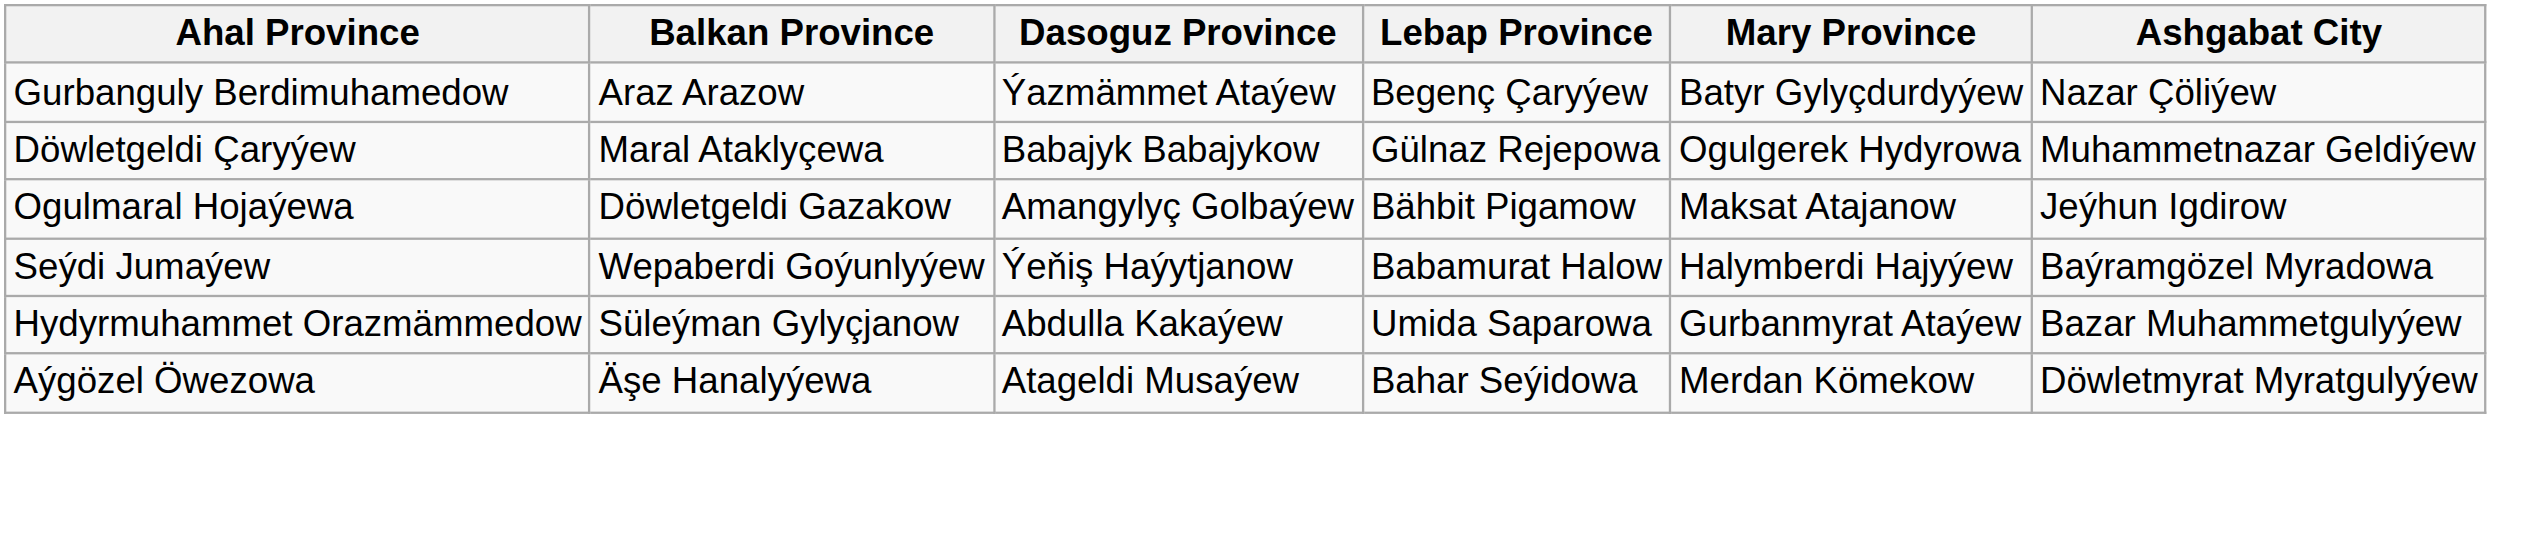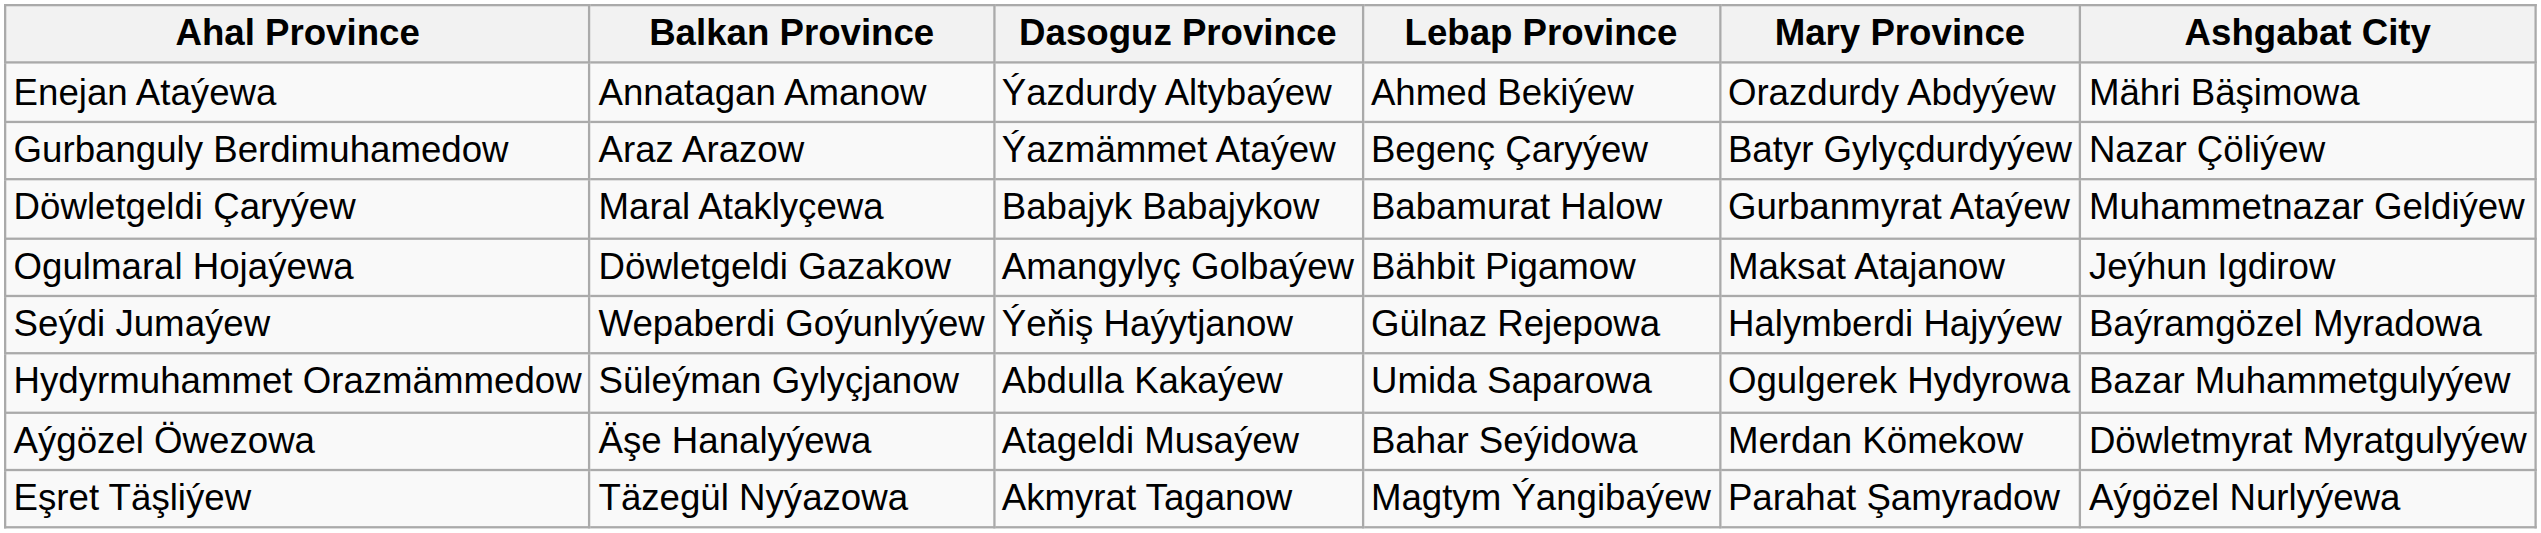+ row: (145, 91)
(1516, 149) Gülnaz Rejepowa -> (1517, 207) Babamurat Halow
(1850, 149) Ogulgerek Hydyrowa -> (1899, 207) Gurbanmyrat Ataýew
(1517, 265) Babamurat Halow -> (1516, 324) Gülnaz Rejepowa
(1850, 324) Gurbanmyrat Ataýew -> (1899, 382) Ogulgerek Hydyrowa
+ row: (132, 498)
